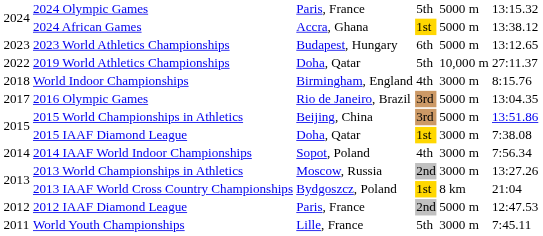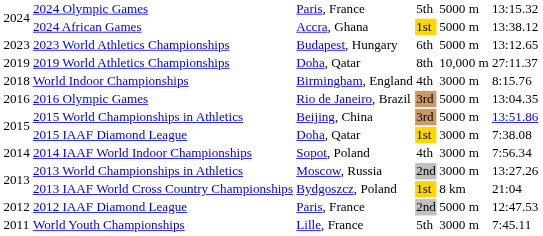(17, 63) 2022 -> (17, 63) 2019
(425, 63) 5th -> (425, 63) 8th
(17, 99) 2017 -> (17, 99) 2016
